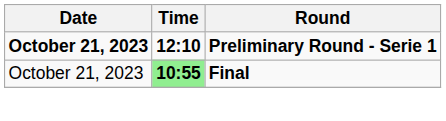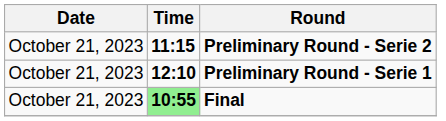+ row: (318, 45)
(78, 45) bold -> (76, 73) normal
